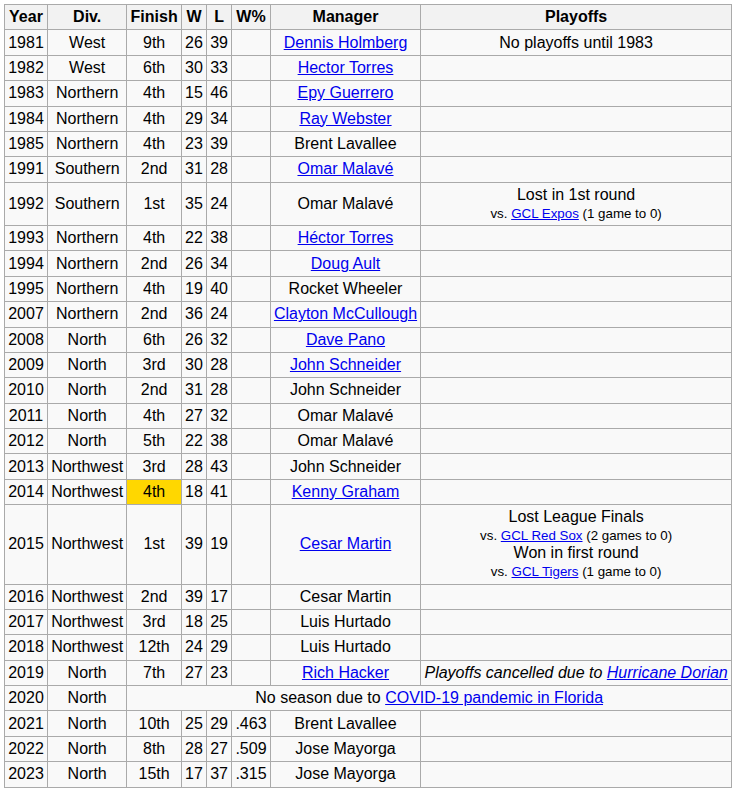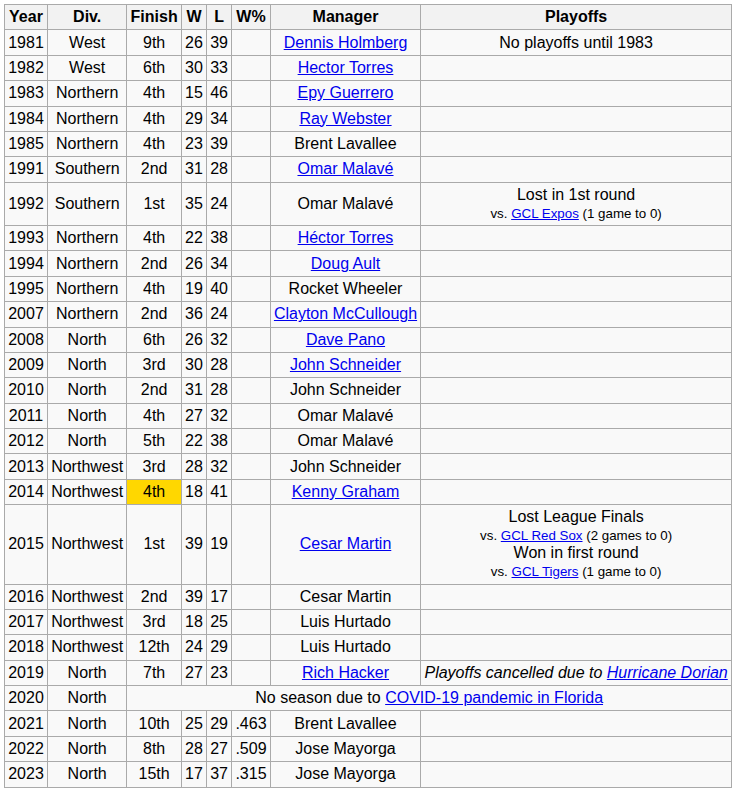(219, 466) 43 -> (219, 466) 32
